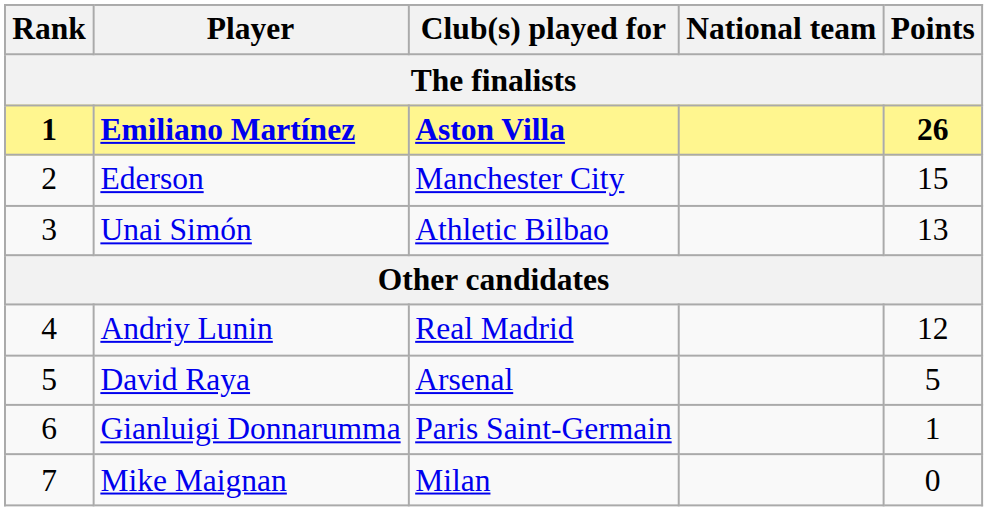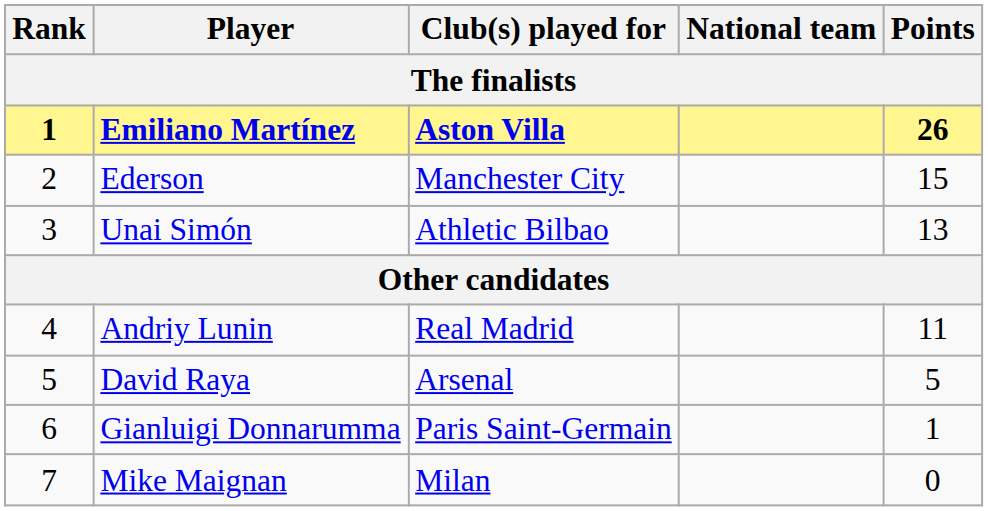(933, 329) 12 -> (933, 329) 11
